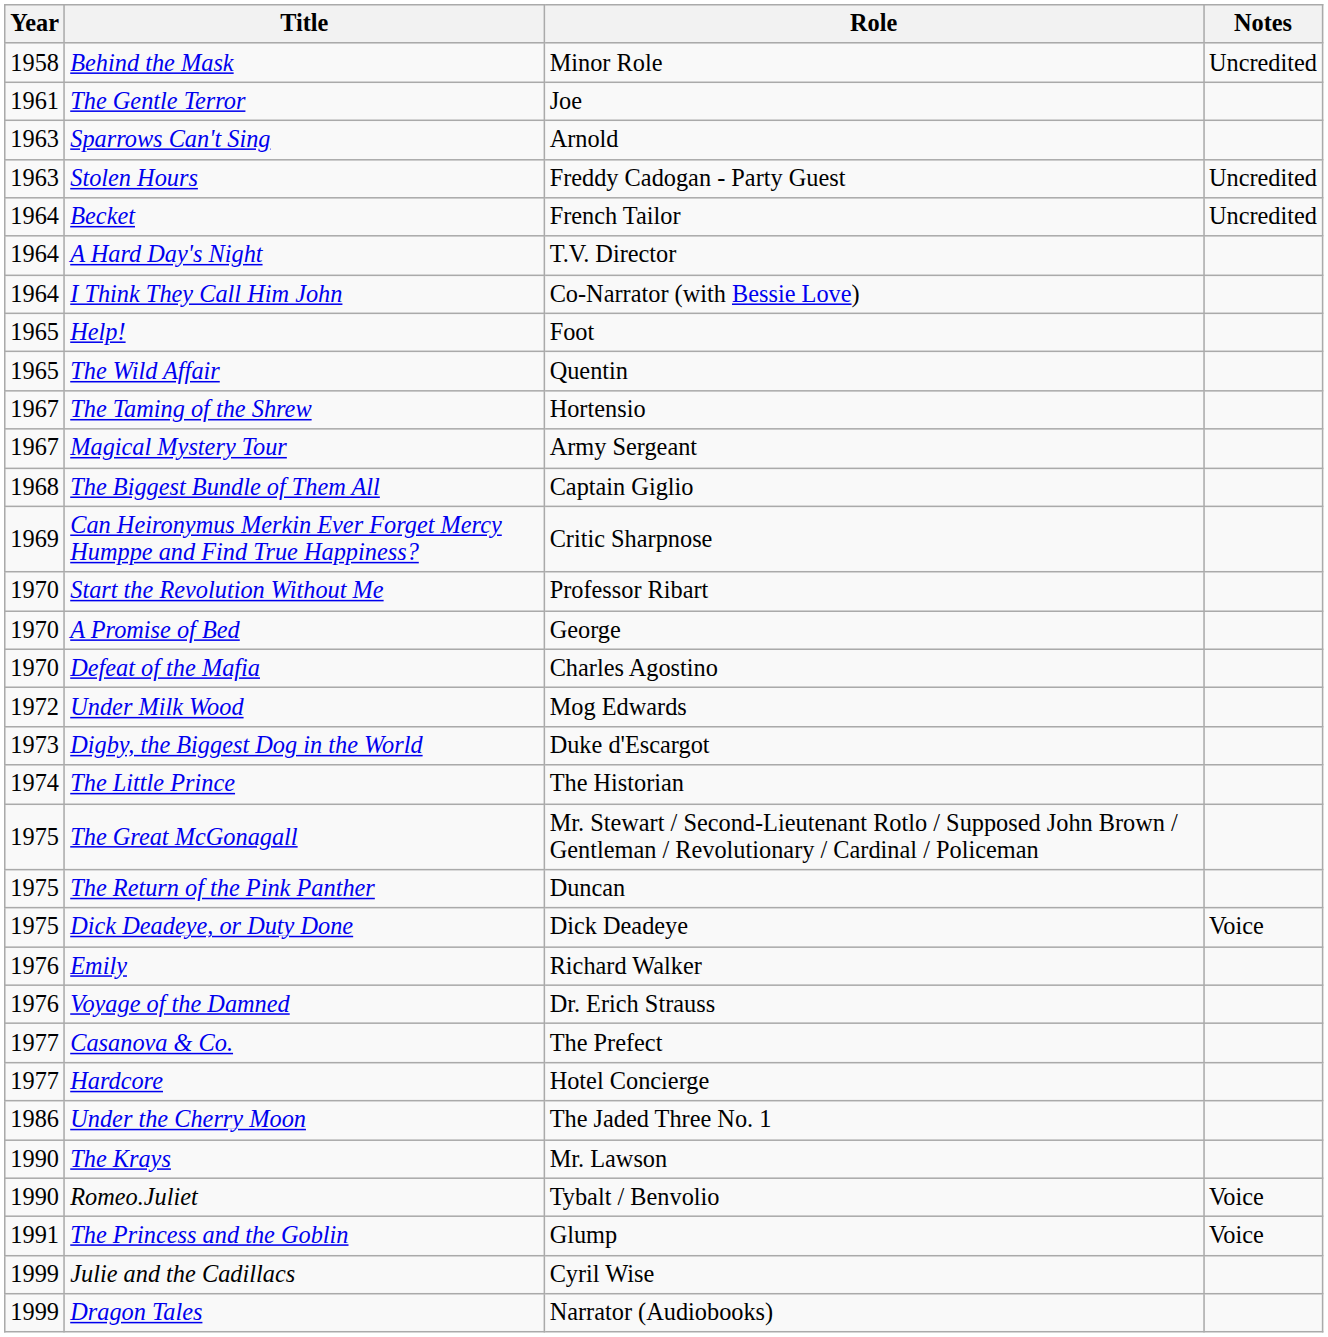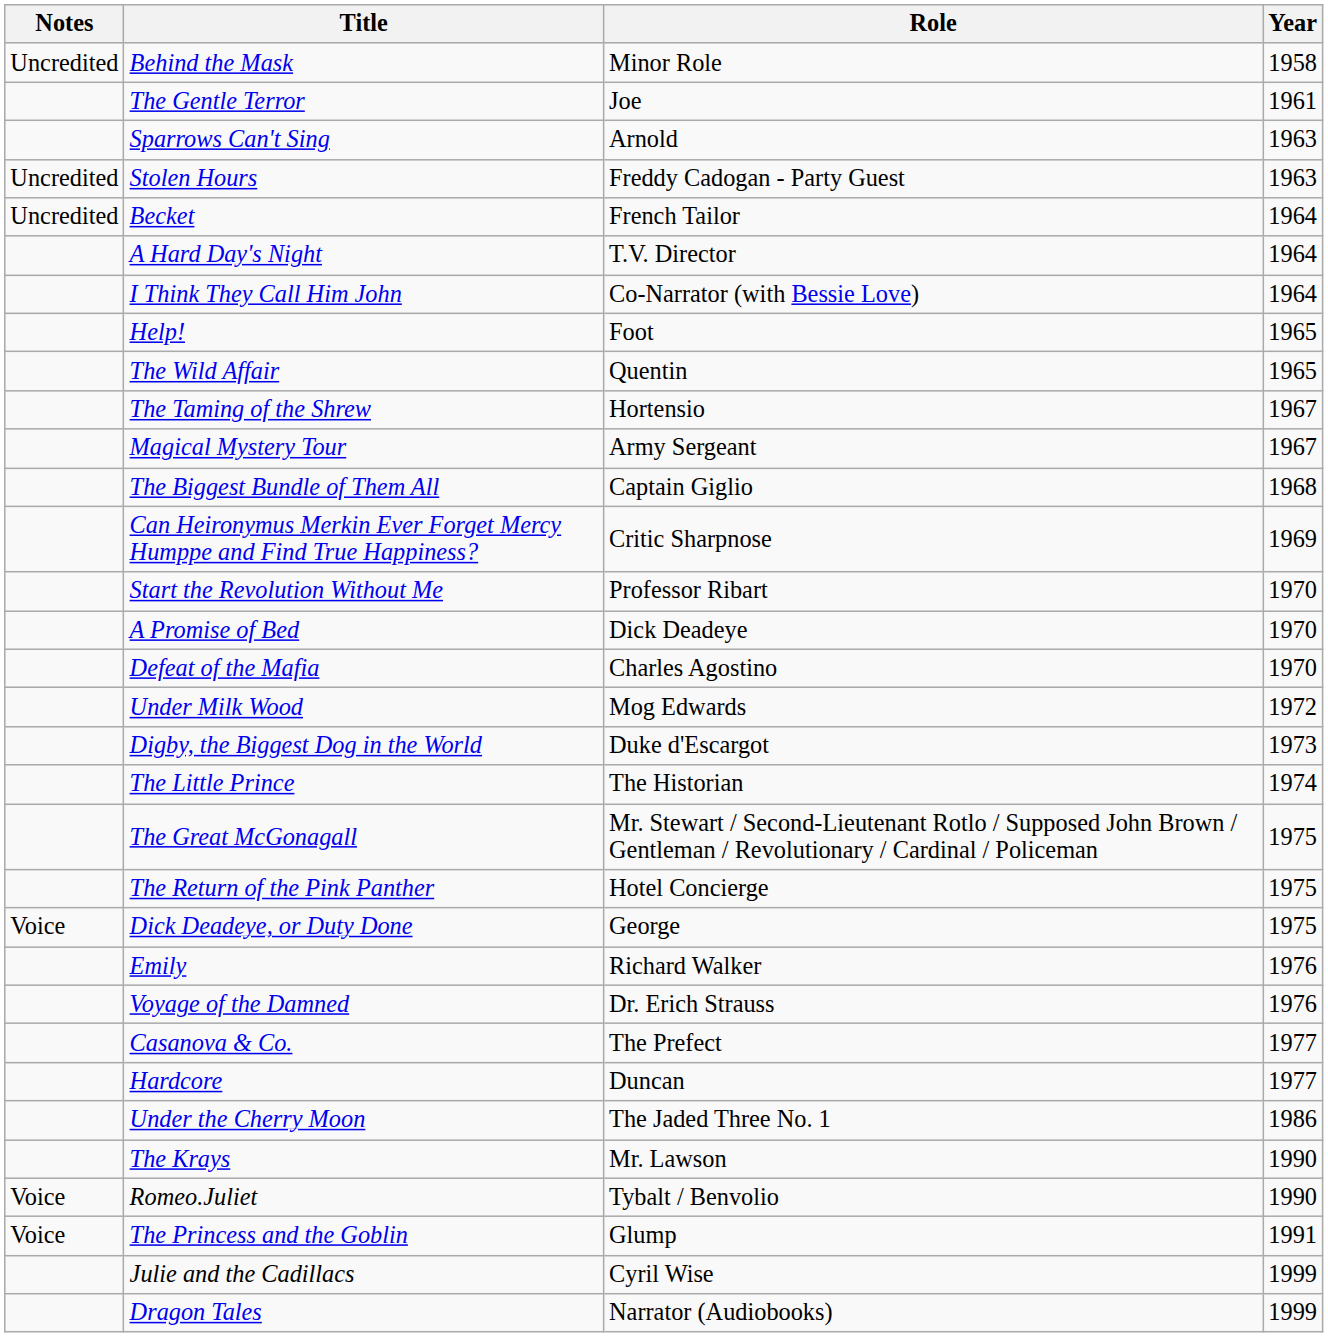columns swapped: (35, 23) <-> (1263, 23)
(585, 629) George -> (678, 629) Dick Deadeye
(587, 888) Duncan -> (689, 888) Hotel Concierge
(619, 927) Dick Deadeye -> (645, 927) George
(629, 1081) Hotel Concierge -> (647, 1081) Duncan
